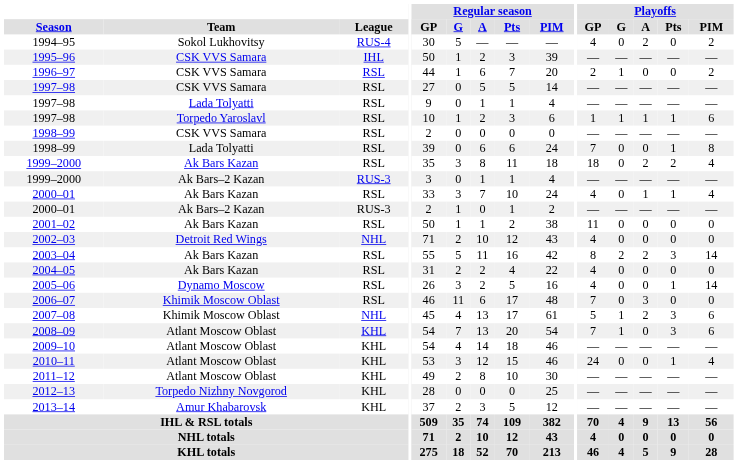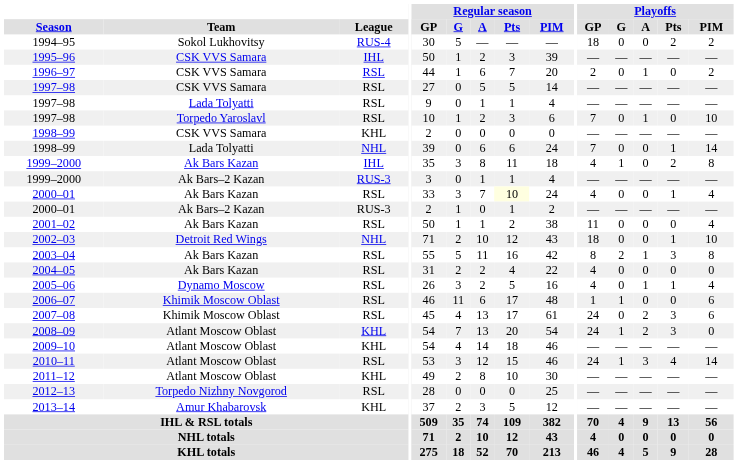(593, 42) 4 -> (593, 42) 18
(646, 42) 2 -> (646, 42) 0
(673, 42) 0 -> (673, 42) 2
(621, 72) 1 -> (621, 72) 0
(646, 72) 0 -> (646, 72) 1
(593, 118) 1 -> (593, 118) 7
(621, 118) 1 -> (621, 118) 0
(673, 118) 1 -> (673, 118) 0
(711, 118) 6 -> (711, 118) 10
(374, 133) RSL -> (374, 133) KHL
(374, 148) RSL -> (374, 148) NHL
(711, 148) 8 -> (711, 148) 14
(374, 163) RSL -> (374, 163) IHL
(593, 163) 18 -> (593, 163) 4
(621, 163) 0 -> (621, 163) 1
(646, 163) 2 -> (646, 163) 0
(711, 163) 4 -> (711, 163) 8
(512, 194) no background -> (512, 194) lightyellow background
(646, 194) 1 -> (646, 194) 0
(711, 224) 0 -> (711, 224) 4
(593, 239) 4 -> (593, 239) 18
(673, 239) 0 -> (673, 239) 1
(711, 239) 0 -> (711, 239) 10
(646, 254) 2 -> (646, 254) 1
(711, 254) 14 -> (711, 254) 8
(646, 285) 0 -> (646, 285) 1
(711, 285) 14 -> (711, 285) 4
(593, 300) 7 -> (593, 300) 1
(621, 300) 0 -> (621, 300) 1
(646, 300) 3 -> (646, 300) 0
(711, 300) 0 -> (711, 300) 6
(374, 315) NHL -> (374, 315) RSL
(593, 315) 5 -> (593, 315) 24
(621, 315) 1 -> (621, 315) 0
(593, 330) 7 -> (593, 330) 24
(646, 330) 0 -> (646, 330) 2
(711, 330) 6 -> (711, 330) 0
(374, 361) KHL -> (374, 361) RSL
(621, 361) 0 -> (621, 361) 1
(646, 361) 0 -> (646, 361) 3
(673, 361) 1 -> (673, 361) 4
(711, 361) 4 -> (711, 361) 14
(374, 391) KHL -> (374, 391) RSL
